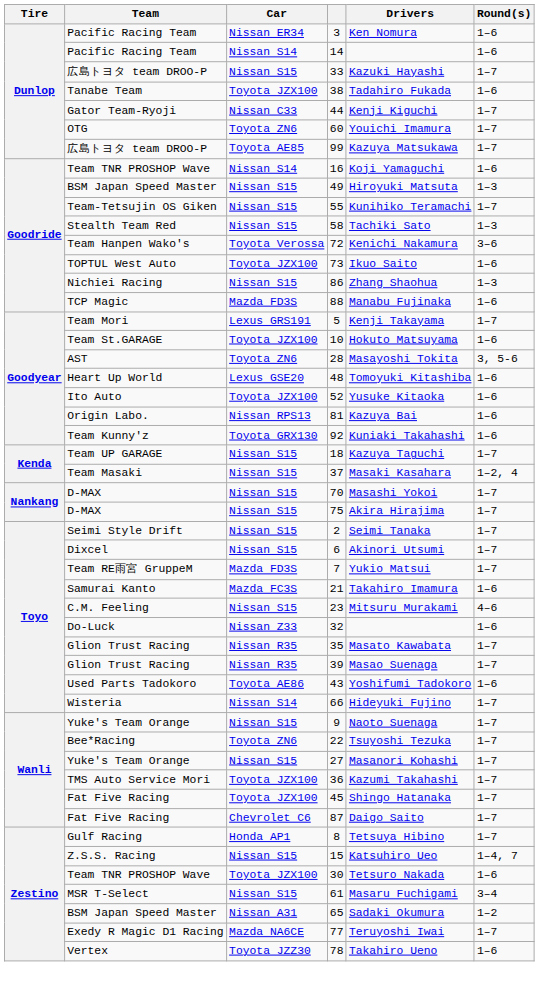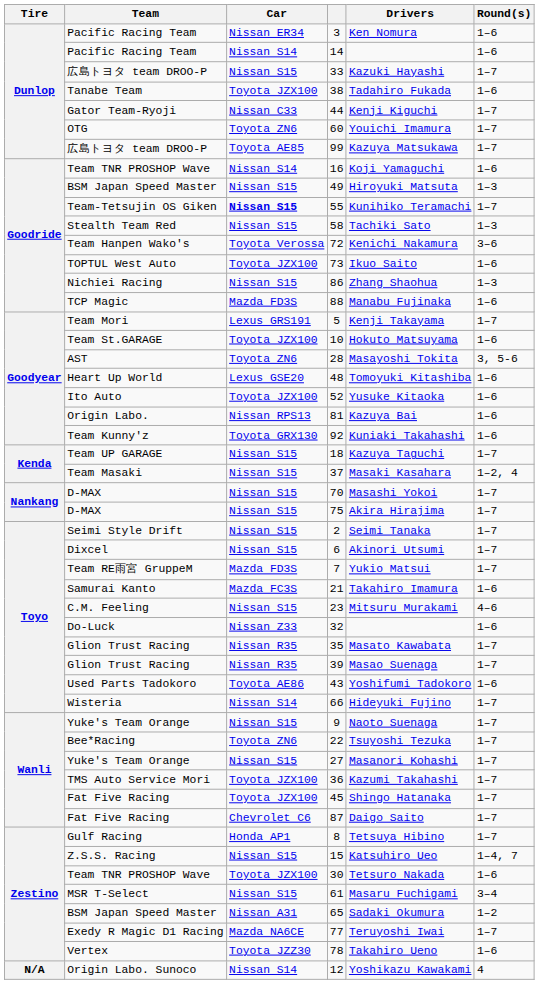(263, 206) normal -> (263, 206) bold
+ row: (337, 970)
